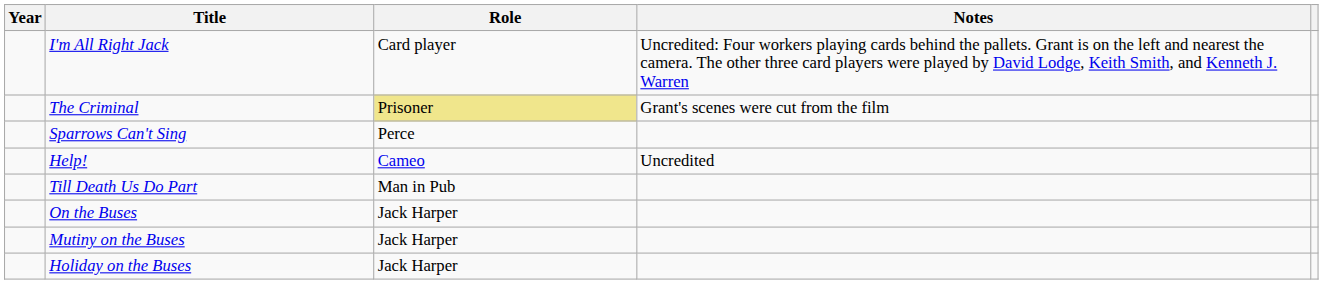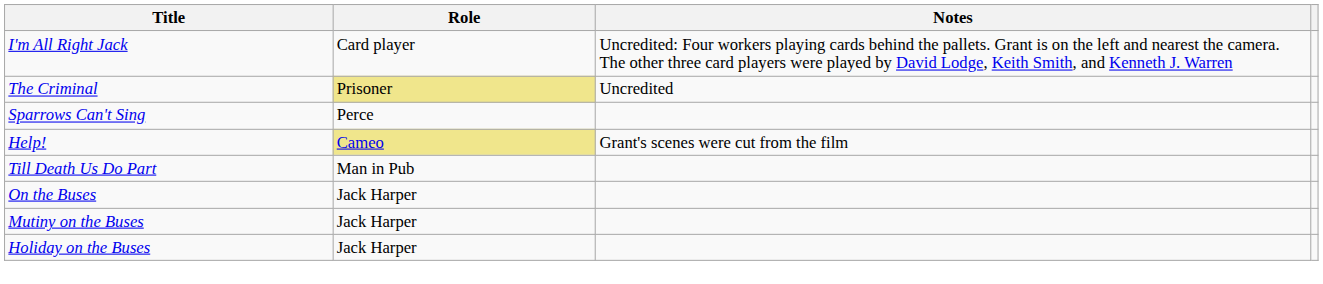- column: (25, 17)
(765, 107) Grant's scenes were cut from the film -> (636, 89) Uncredited
(401, 160) no background -> (360, 141) khaki background
(677, 160) Uncredited -> (724, 141) Grant's scenes were cut from the film
